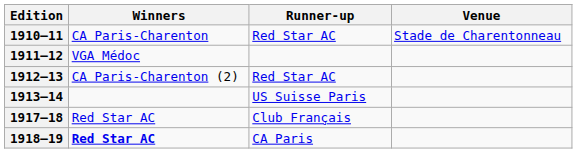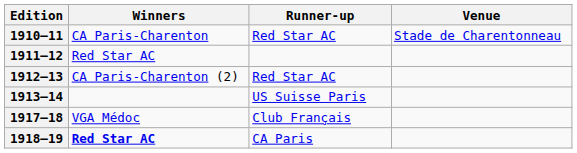(106, 56) VGA Médoc -> (113, 56) Red Star AC
(113, 118) Red Star AC -> (106, 118) VGA Médoc
